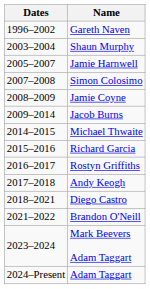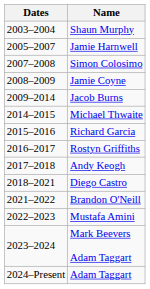- row: (100, 30)
+ row: (102, 217)
